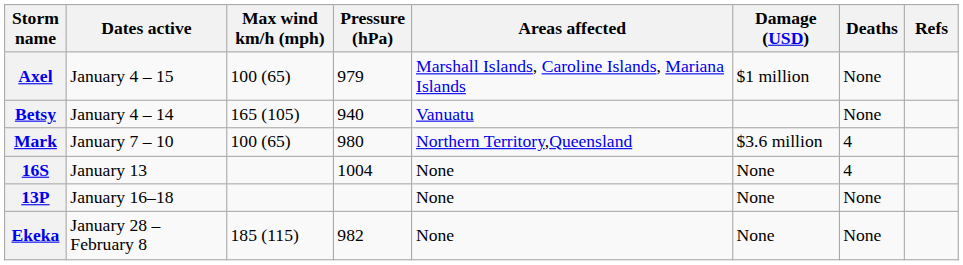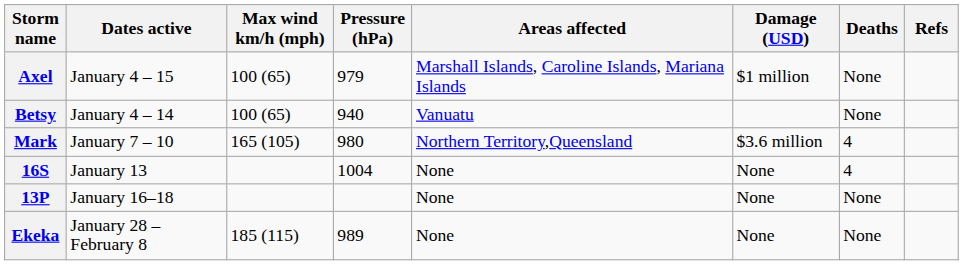(265, 113) 165 (105) -> (261, 113) 100 (65)
(261, 141) 100 (65) -> (265, 141) 165 (105)
(351, 235) 982 -> (351, 235) 989
